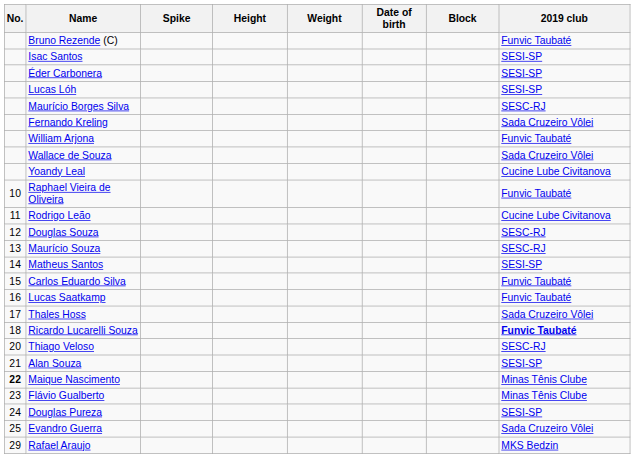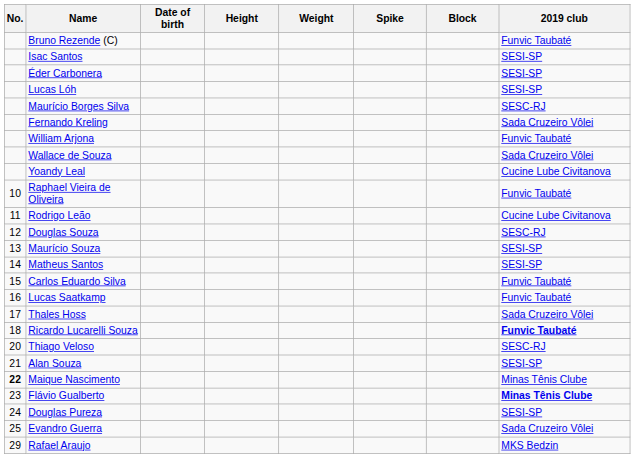columns swapped: (394, 19) <-> (177, 19)
(523, 249) SESC-RJ -> (522, 249) SESI-SP
(544, 396) normal -> (547, 396) bold
